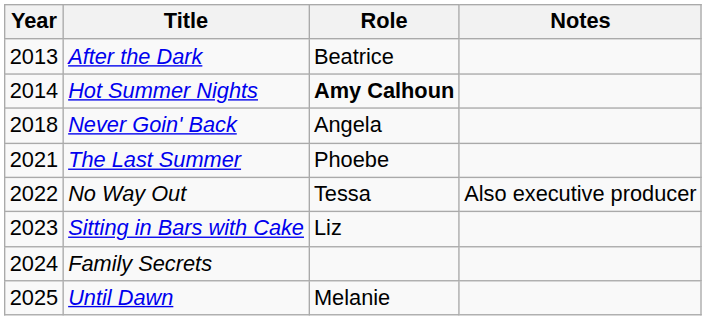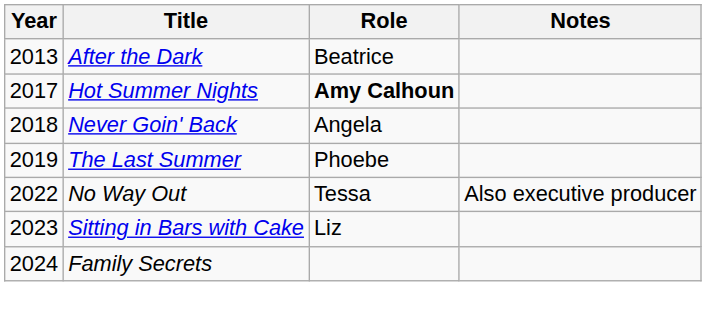(34, 90) 2014 -> (34, 90) 2017
(34, 159) 2021 -> (34, 159) 2019
- row: (121, 297)
